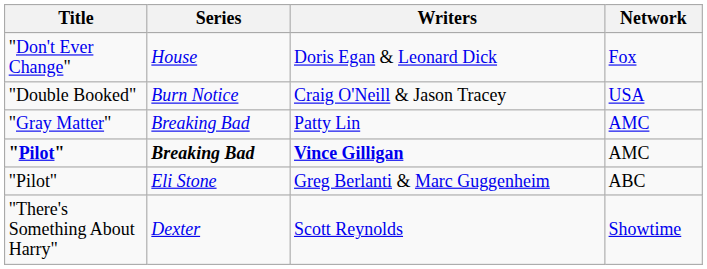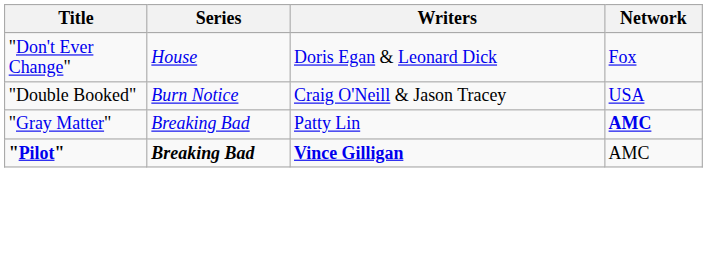(629, 124) normal -> (630, 124) bold
- row: (422, 180)
- row: (349, 229)
